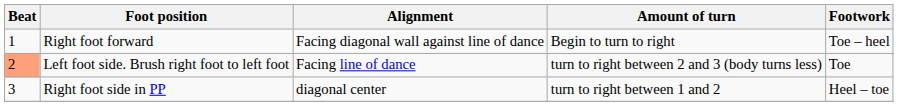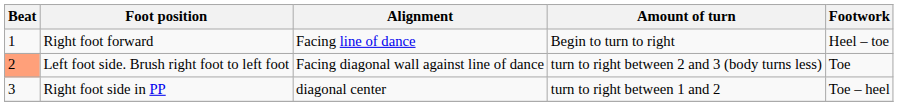(420, 41) Facing diagonal wall against line of dance -> (356, 41) Facing line of dance
(859, 41) Toe – heel -> (859, 41) Heel – toe
(356, 65) Facing line of dance -> (420, 65) Facing diagonal wall against line of dance
(859, 89) Heel – toe -> (859, 89) Toe – heel
